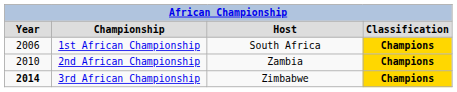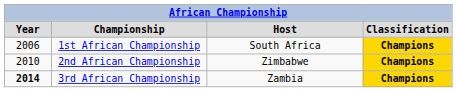(285, 62) Zambia -> (285, 62) Zimbabwe
(285, 78) Zimbabwe -> (285, 78) Zambia
